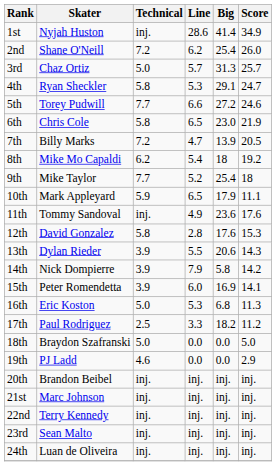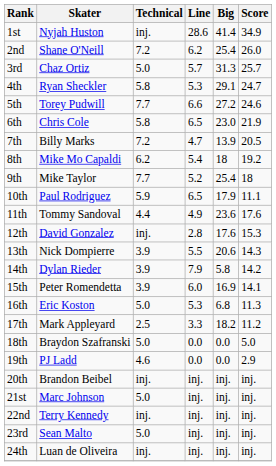(77, 196) Mark Appleyard -> (75, 196) Paul Rodriguez
(143, 214) inj. -> (143, 214) 4.4
(143, 232) 5.8 -> (143, 232) inj.
(70, 251) Dylan Rieder -> (77, 251) Nick Dompierre
(77, 269) Nick Dompierre -> (70, 269) Dylan Rieder
(75, 324) Paul Rodriguez -> (77, 324) Mark Appleyard
(143, 397) inj. -> (143, 397) 5.0
(143, 433) inj. -> (143, 433) 5.0
